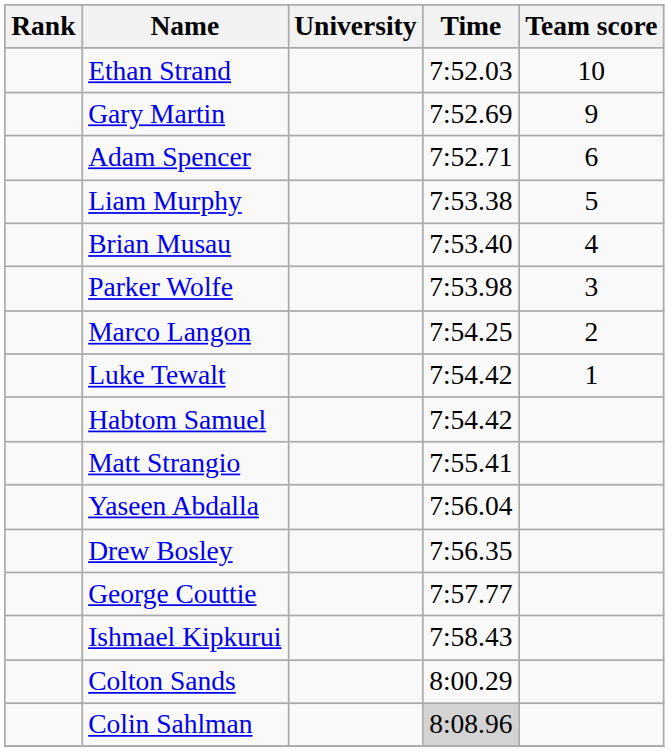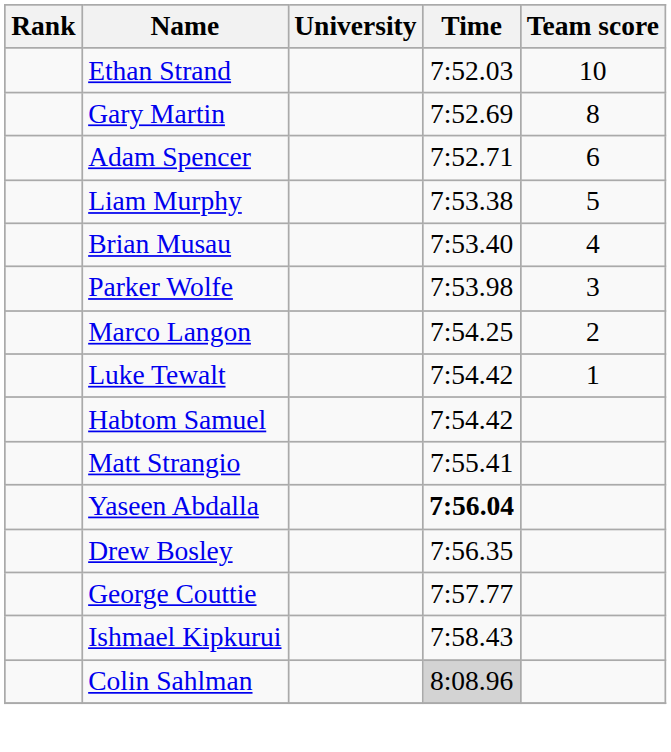(591, 113) 9 -> (593, 113) 8
(471, 506) normal -> (472, 506) bold
- row: (162, 680)
